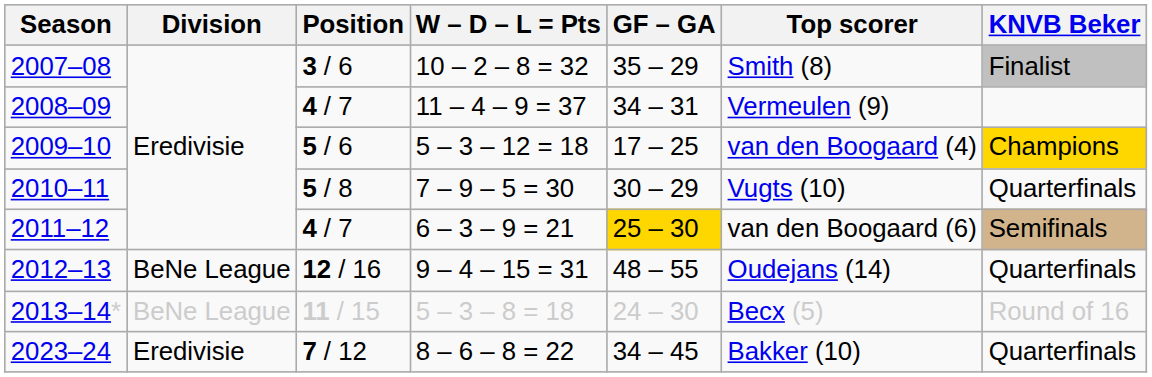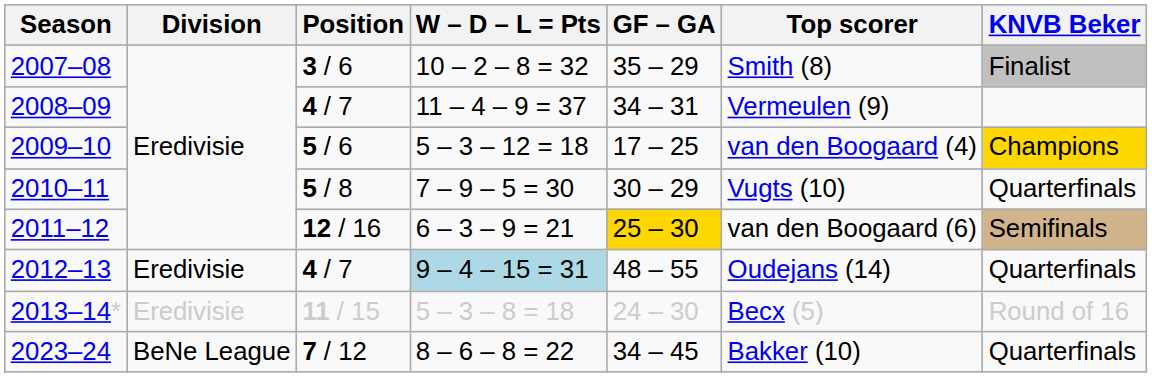(327, 229) 4 / 7 -> (342, 229) 12 / 16
(212, 270) BeNe League -> (189, 270) Eredivisie
(342, 270) 12 / 16 -> (327, 270) 4 / 7
(502, 270) no background -> (502, 270) lightblue background
(212, 310) BeNe League -> (189, 310) Eredivisie
(189, 351) Eredivisie -> (212, 351) BeNe League
